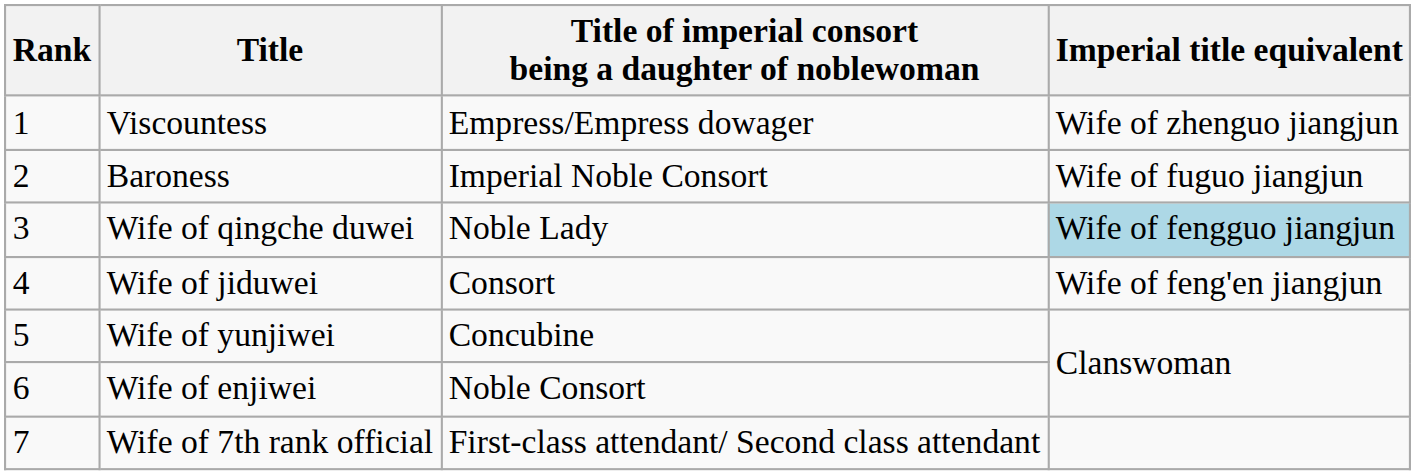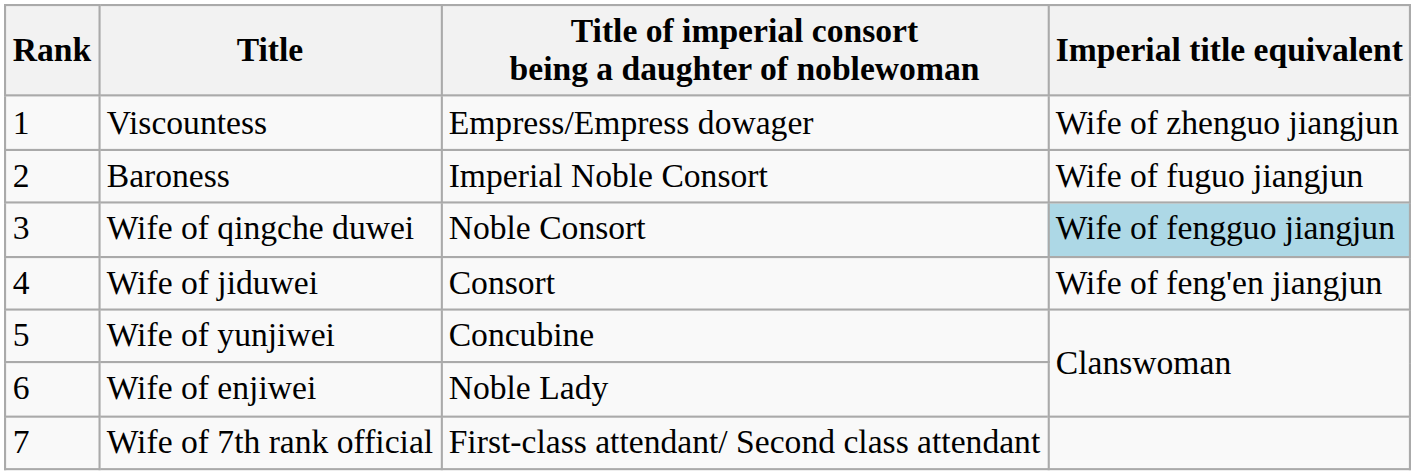(528, 228) Noble Lady -> (547, 228) Noble Consort
(547, 388) Noble Consort -> (528, 388) Noble Lady
